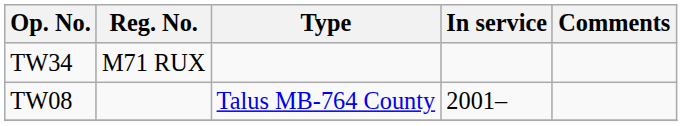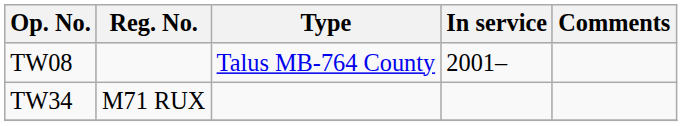rows swapped: (41, 62) <-> (41, 100)
